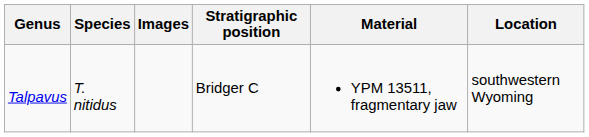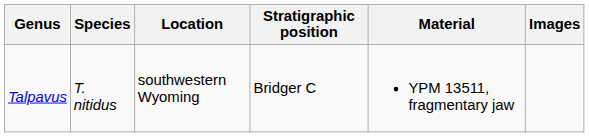columns swapped: (526, 24) <-> (163, 24)
